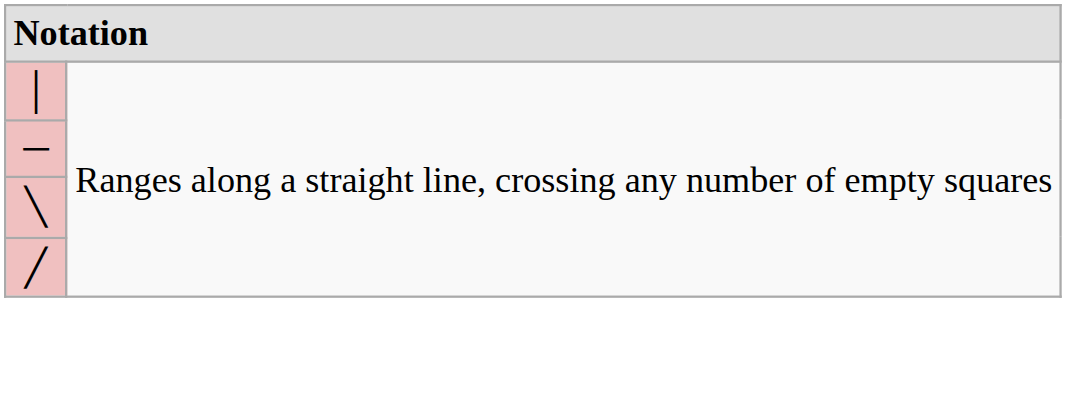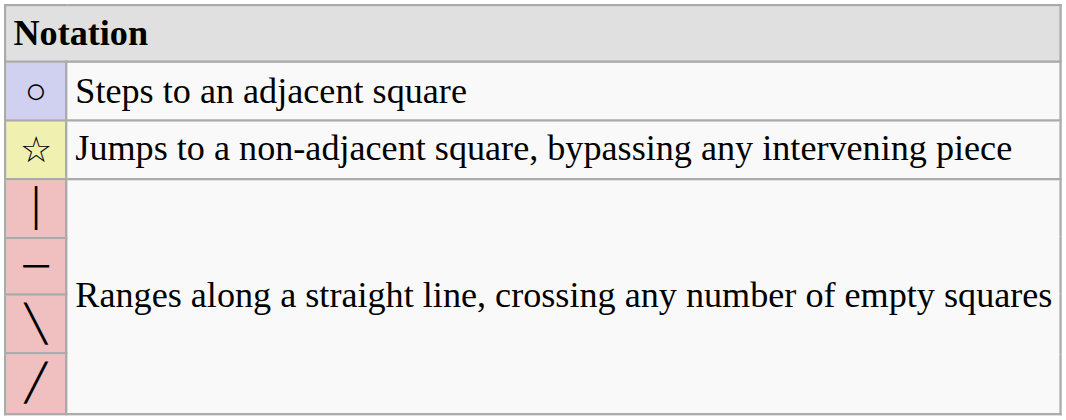+ row: (36, 90)
+ row: (36, 150)
